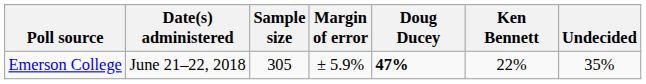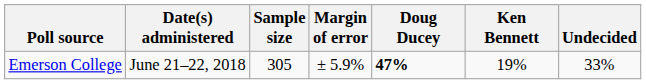(512, 64) 22% -> (512, 64) 19%
(599, 64) 35% -> (599, 64) 33%
